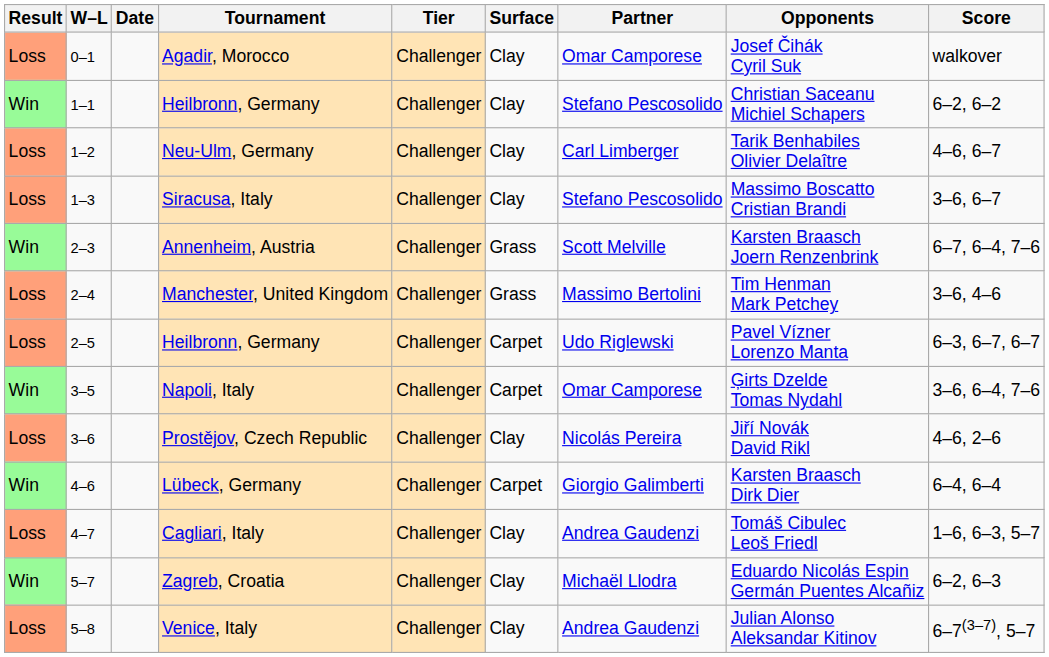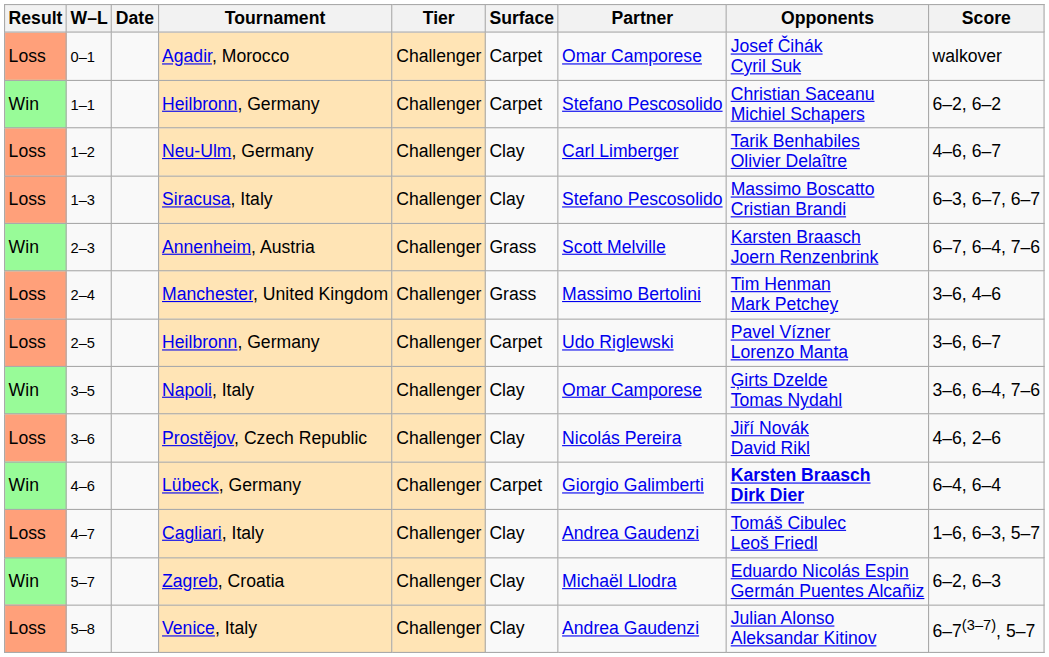(507, 56) Clay -> (516, 56) Carpet
(507, 103) Clay -> (516, 103) Carpet
(967, 199) 3–6, 6–7 -> (986, 199) 6–3, 6–7, 6–7
(986, 342) 6–3, 6–7, 6–7 -> (967, 342) 3–6, 6–7
(516, 390) Carpet -> (507, 390) Clay
(796, 485) normal -> (801, 485) bold
